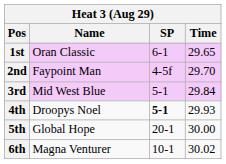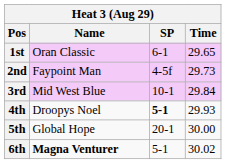(202, 71) 29.70 -> (202, 71) 29.73
(160, 91) 5-1 -> (163, 91) 10-1
(72, 149) normal -> (75, 149) bold
(163, 149) 10-1 -> (160, 149) 5-1
